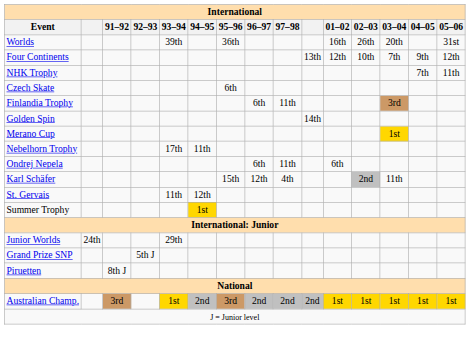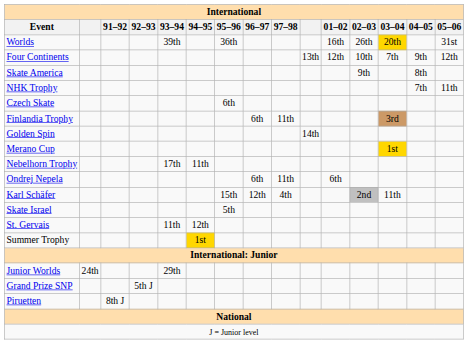(394, 42) no background -> (392, 42) gold background
+ row: (35, 73)
+ row: (29, 210)
- row: (43, 301)
